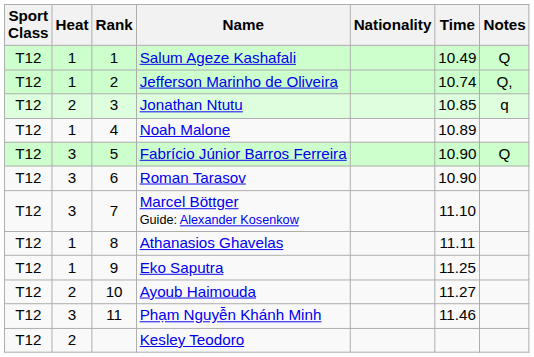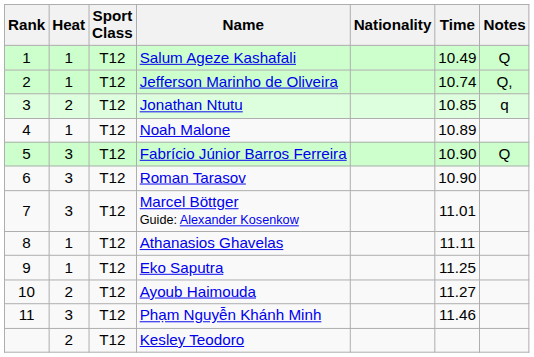columns swapped: (114, 25) <-> (28, 25)
(457, 210) 11.10 -> (457, 210) 11.01
